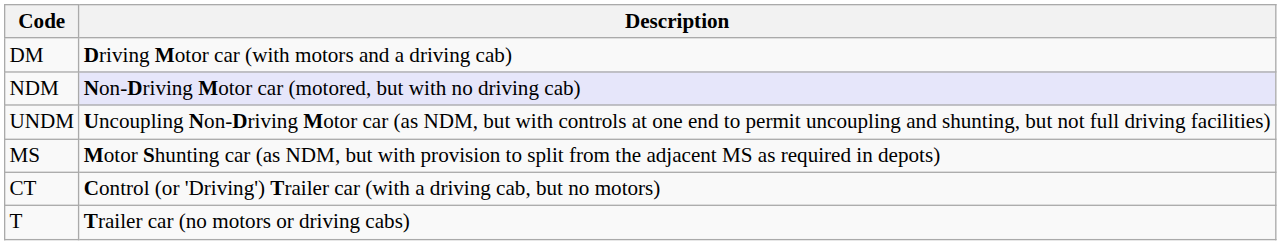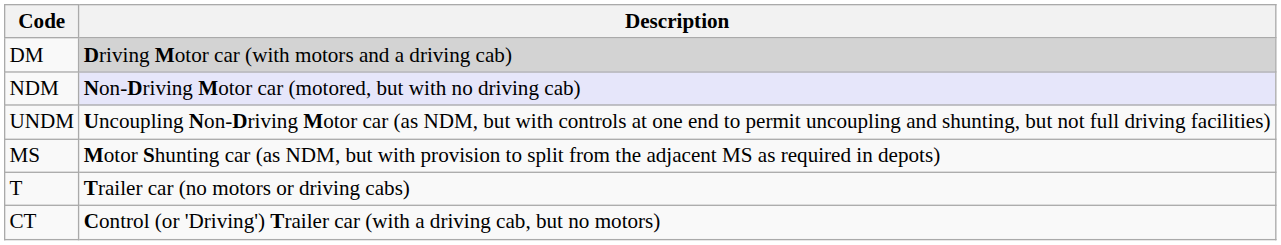(298, 54) no background -> (298, 54) lightgrey background
rows swapped: (16, 222) <-> (23, 188)
